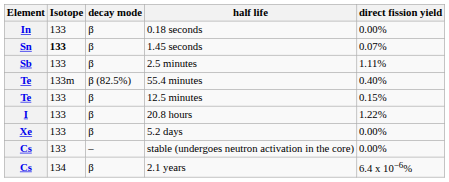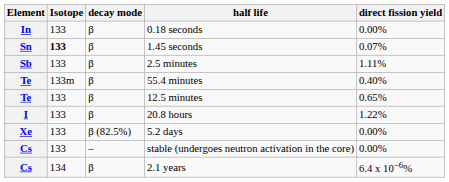(110, 81) β (82.5%) -> (91, 81) β
(373, 98) 0.15% -> (373, 98) 0.65%
(91, 132) β -> (110, 132) β (82.5%)
